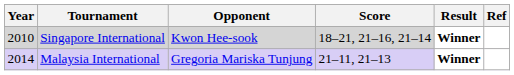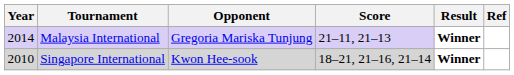rows swapped: (103, 37) <-> (100, 59)
